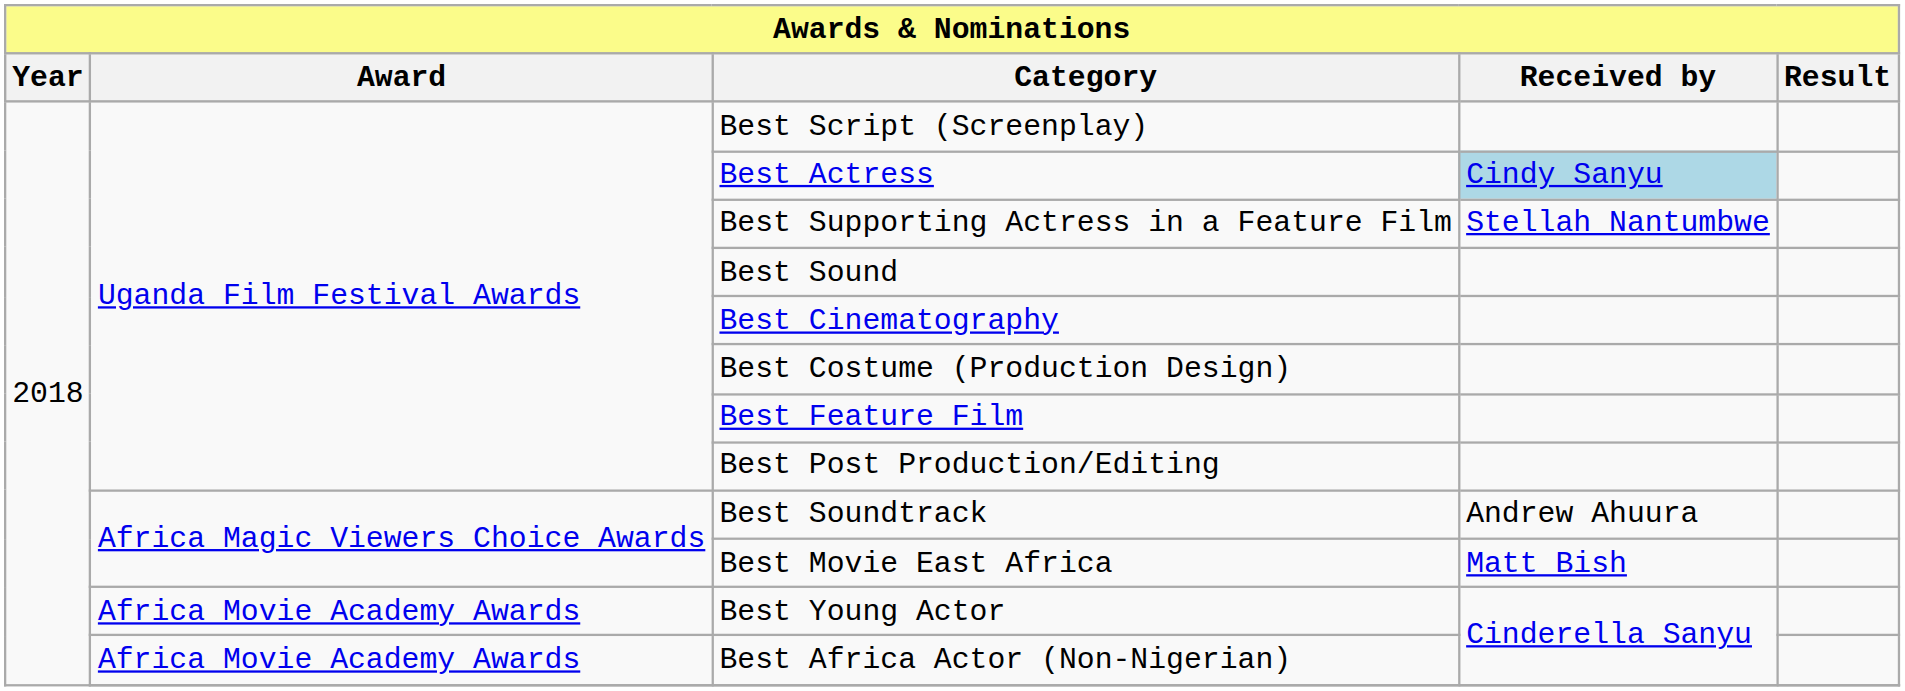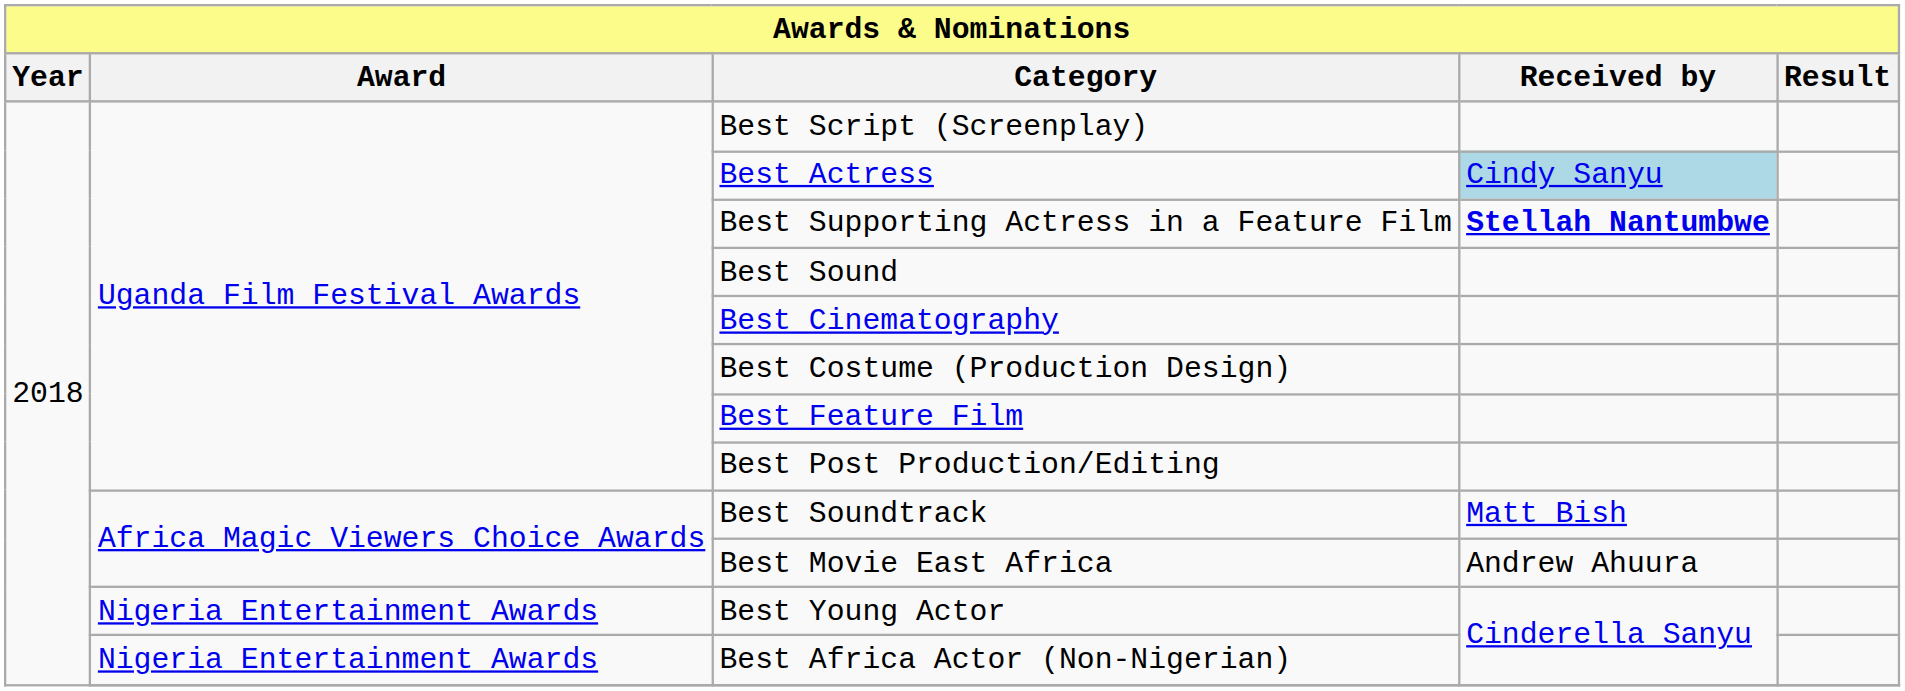(1618, 223) normal -> (1618, 223) bold
(1582, 515) Andrew Ahuura -> (1547, 515) Matt Bish
(1547, 563) Matt Bish -> (1582, 563) Andrew Ahuura
(339, 612) Africa Movie Academy Awards -> (348, 612) Nigeria Entertainment Awards
(339, 660) Africa Movie Academy Awards -> (348, 660) Nigeria Entertainment Awards
